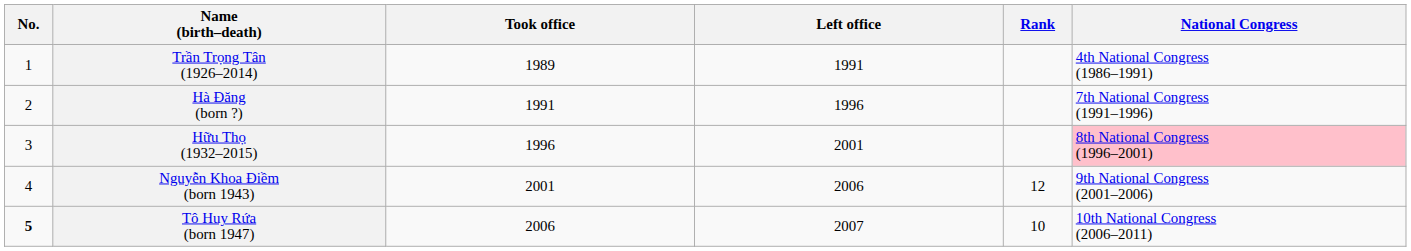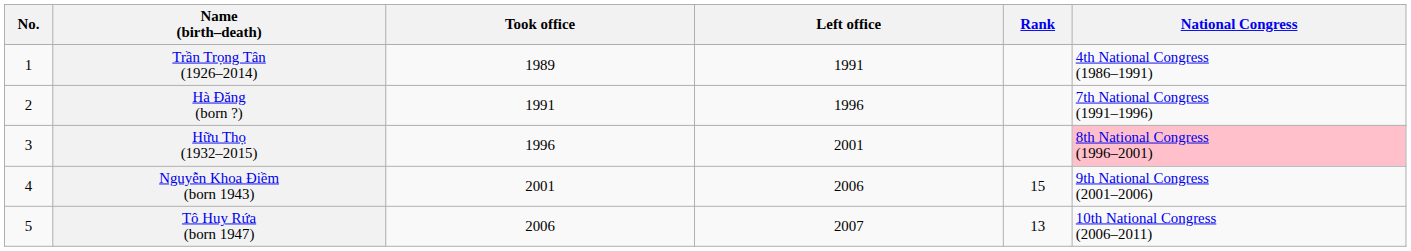(1038, 186) 12 -> (1038, 186) 15
(28, 226) bold -> (28, 226) normal
(1038, 226) 10 -> (1038, 226) 13
